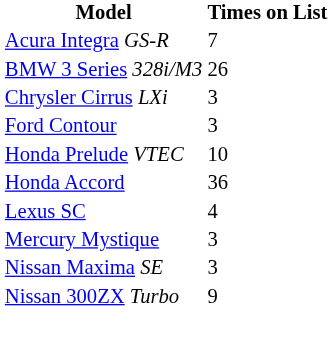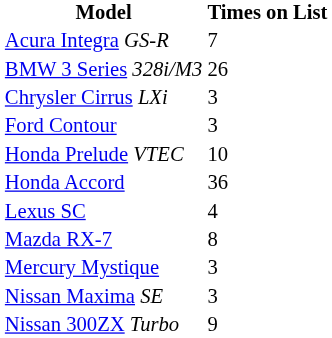+ row: (58, 239)
